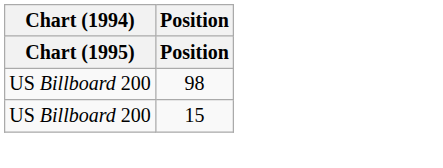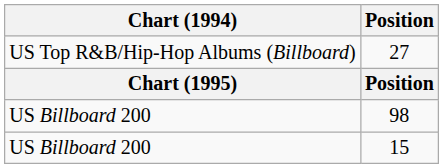+ row: (399, 52)
